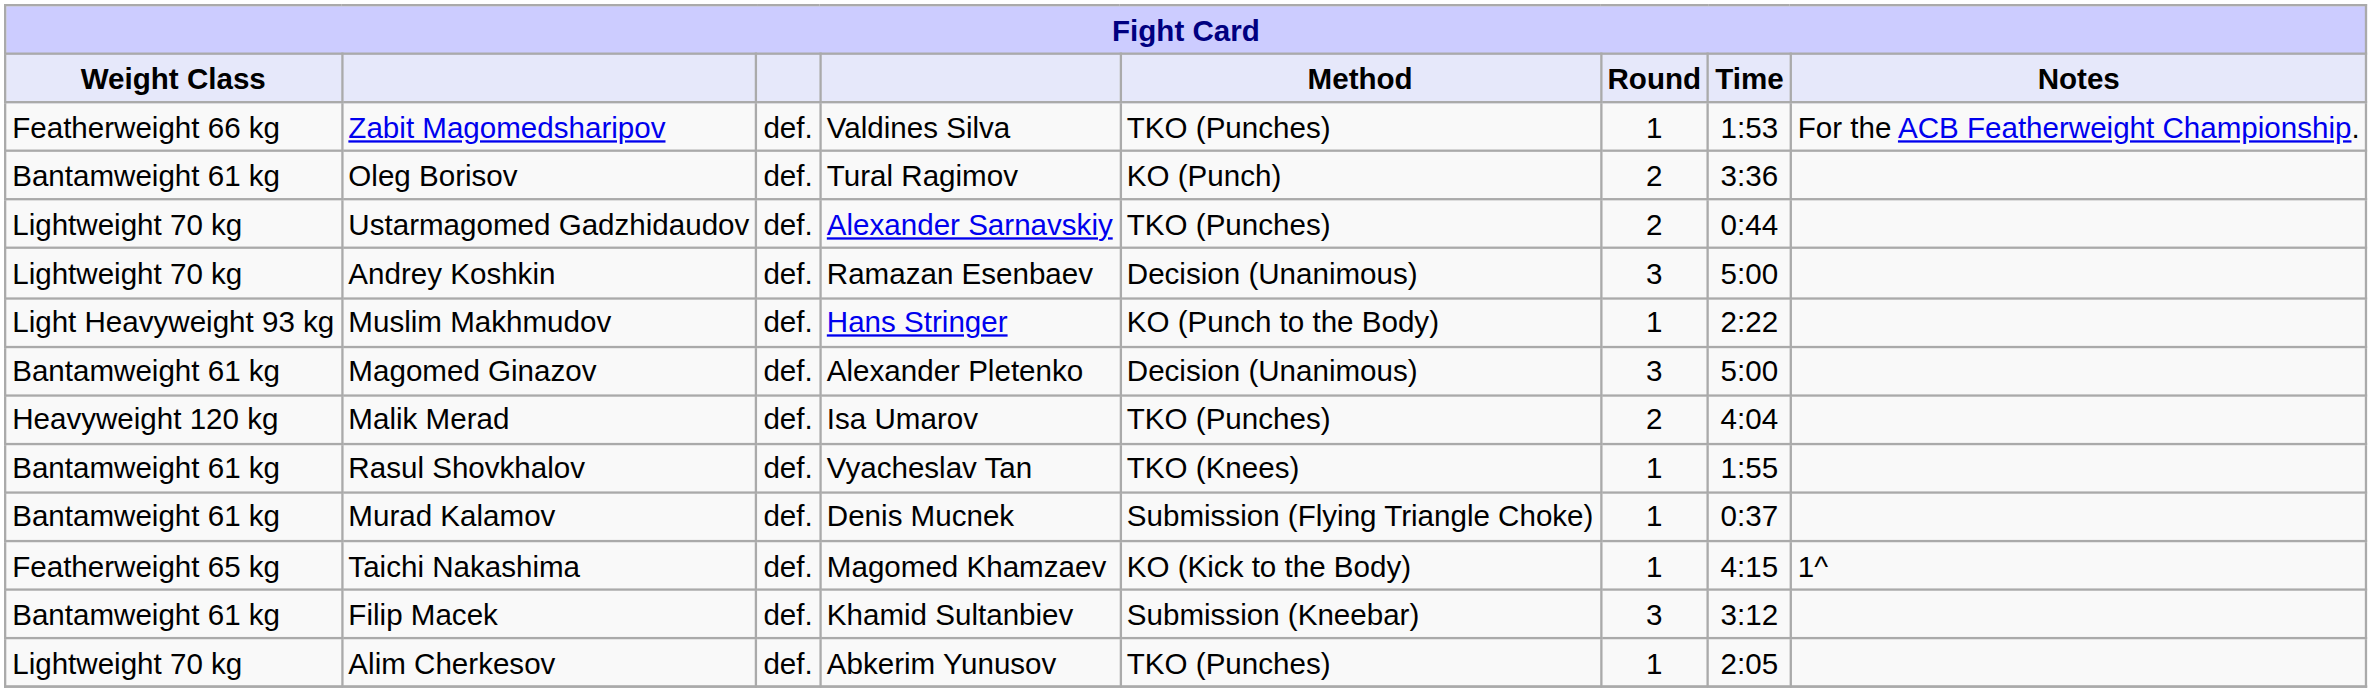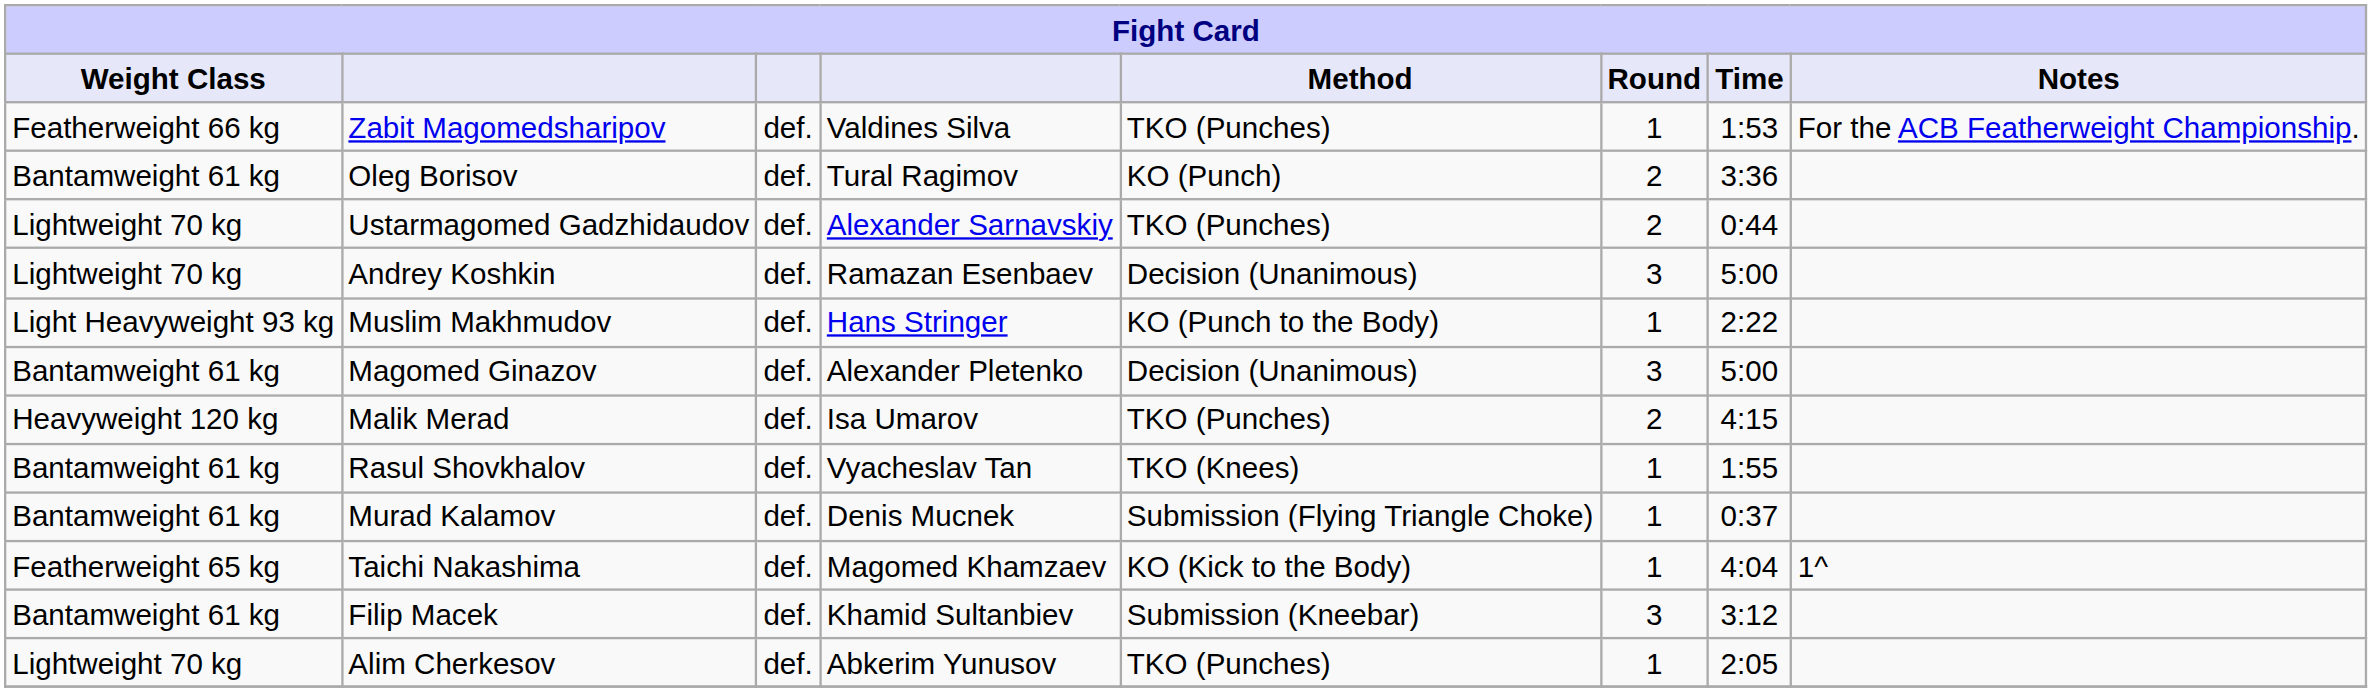(1749, 419) 4:04 -> (1749, 419) 4:15
(1749, 565) 4:15 -> (1749, 565) 4:04
